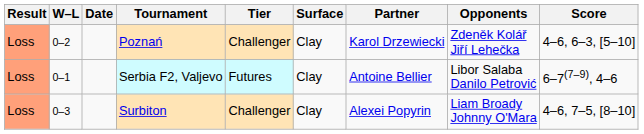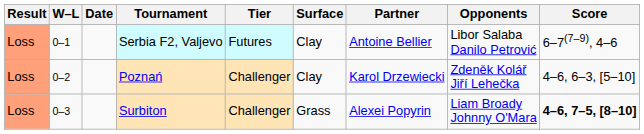rows swapped: (171, 76) <-> (141, 42)
(309, 111) Clay -> (313, 111) Grass
(589, 111) normal -> (590, 111) bold
